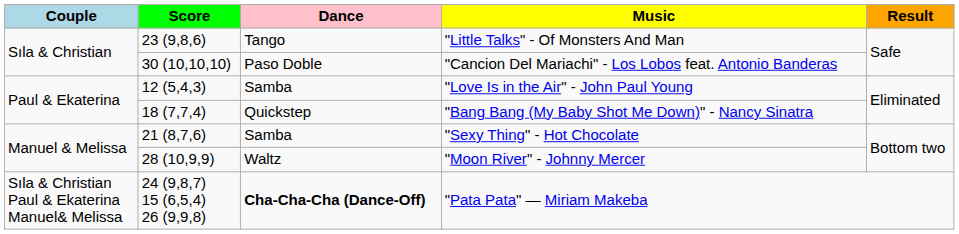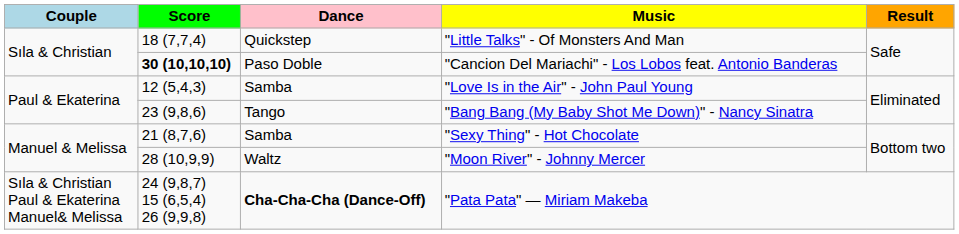(174, 40) 23 (9,8,6) -> (174, 40) 18 (7,7,4)
(265, 40) Tango -> (278, 40) Quickstep
(186, 64) normal -> (186, 64) bold
(174, 111) 18 (7,7,4) -> (174, 111) 23 (9,8,6)
(278, 111) Quickstep -> (265, 111) Tango
